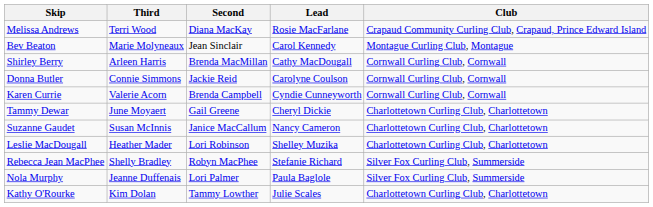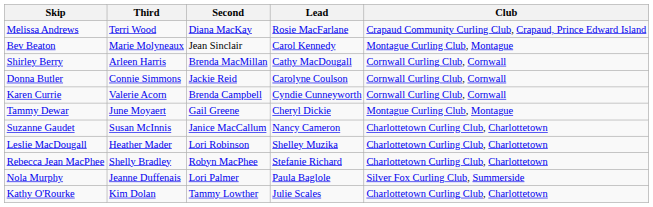(457, 111) Charlottetown Curling Club, Charlottetown -> (440, 111) Montague Curling Club, Montague
(445, 161) Silver Fox Curling Club, Summerside -> (457, 161) Charlottetown Curling Club, Charlottetown
